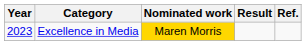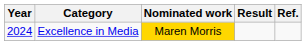(20, 31) 2023 -> (20, 31) 2024
